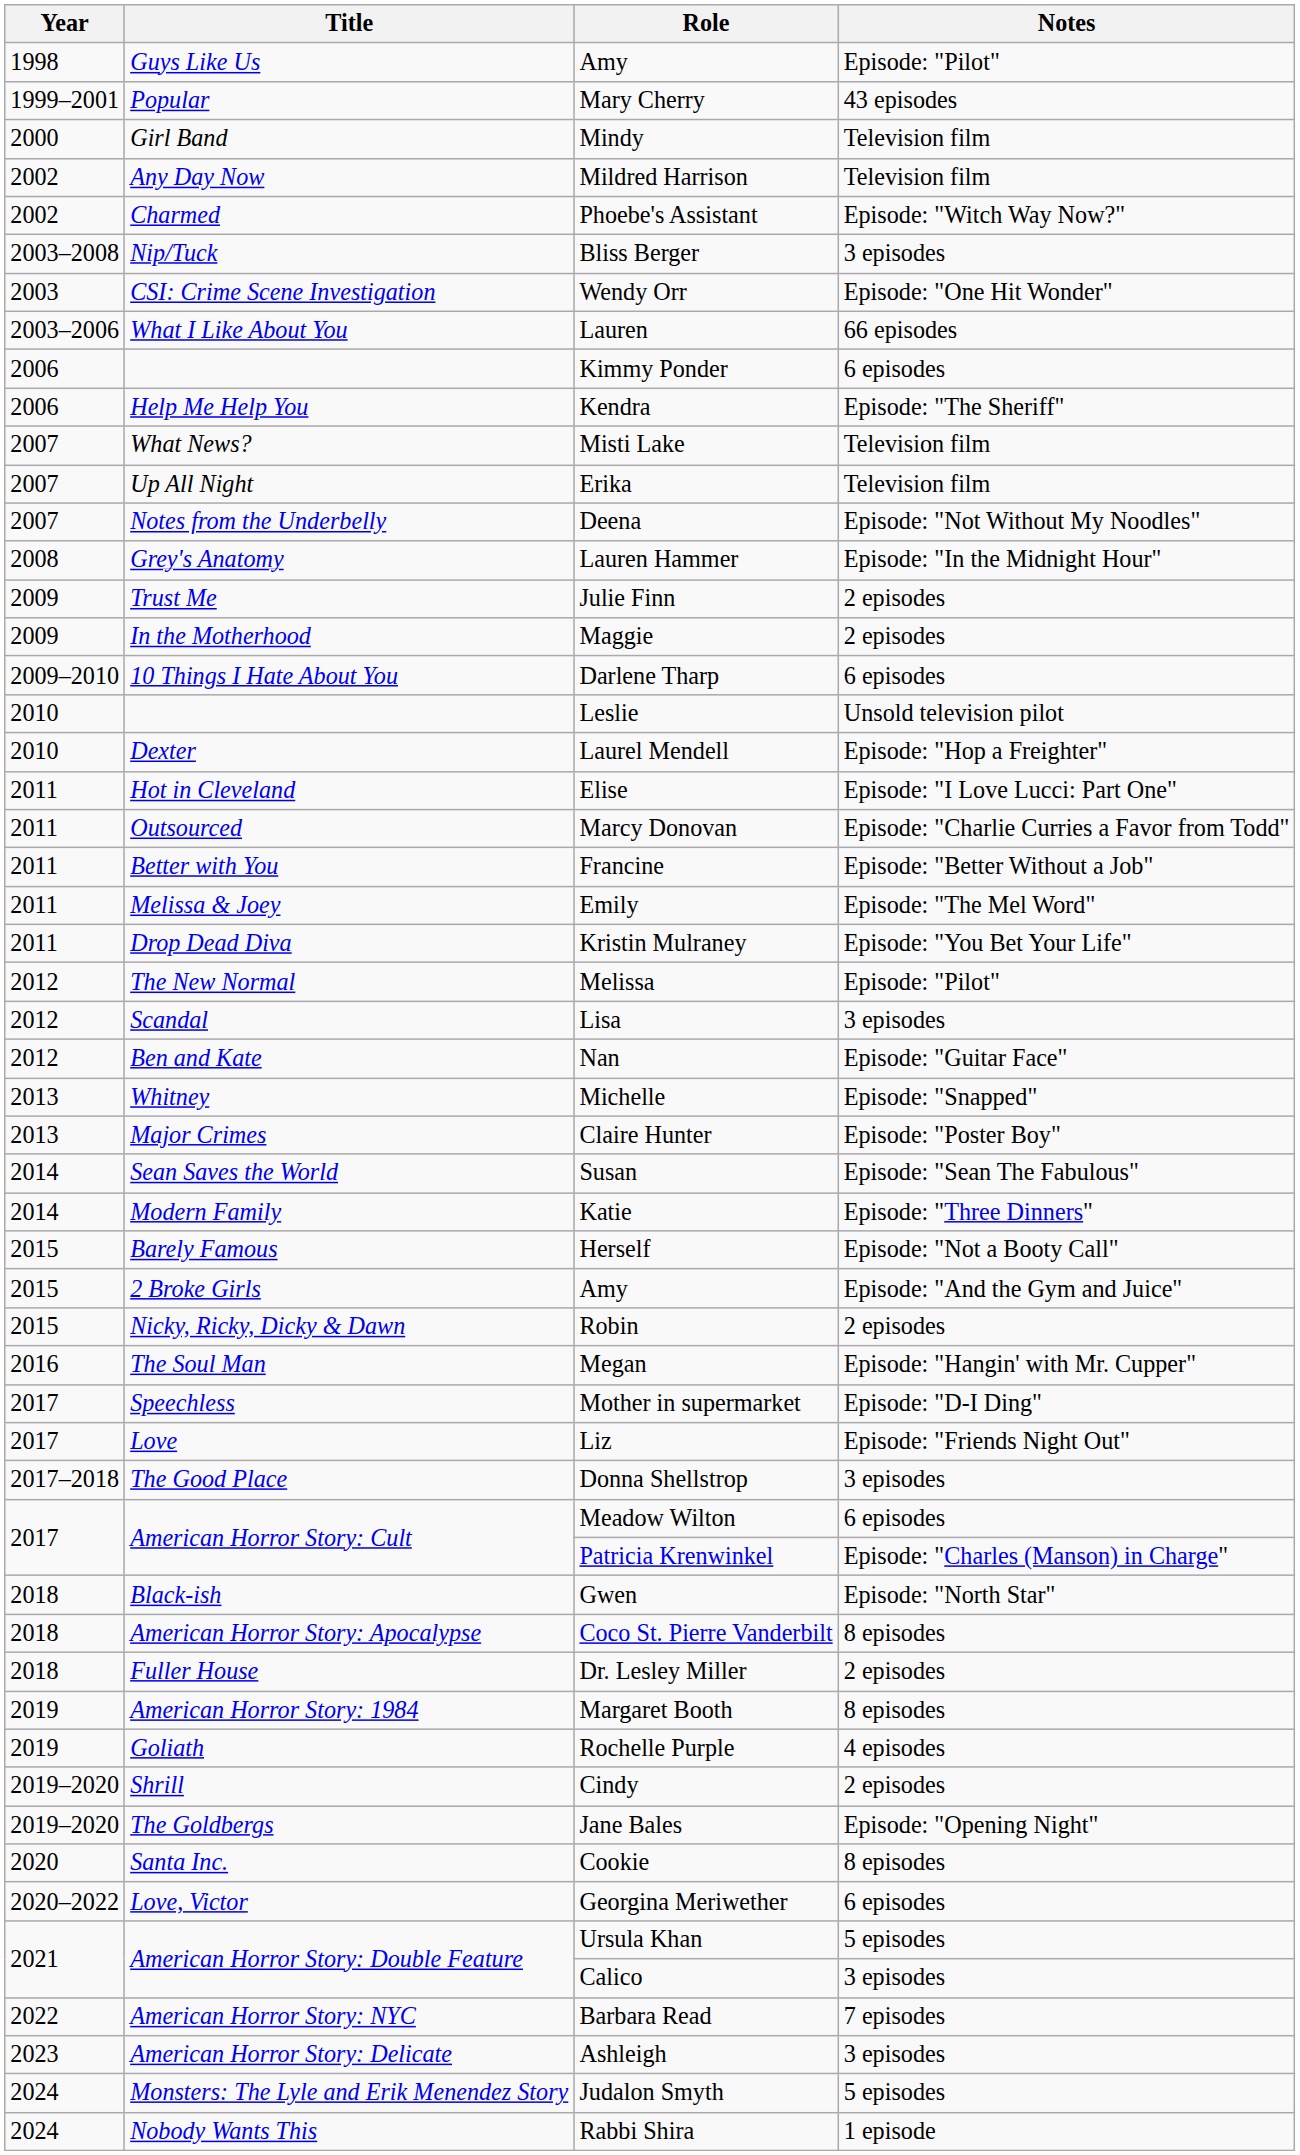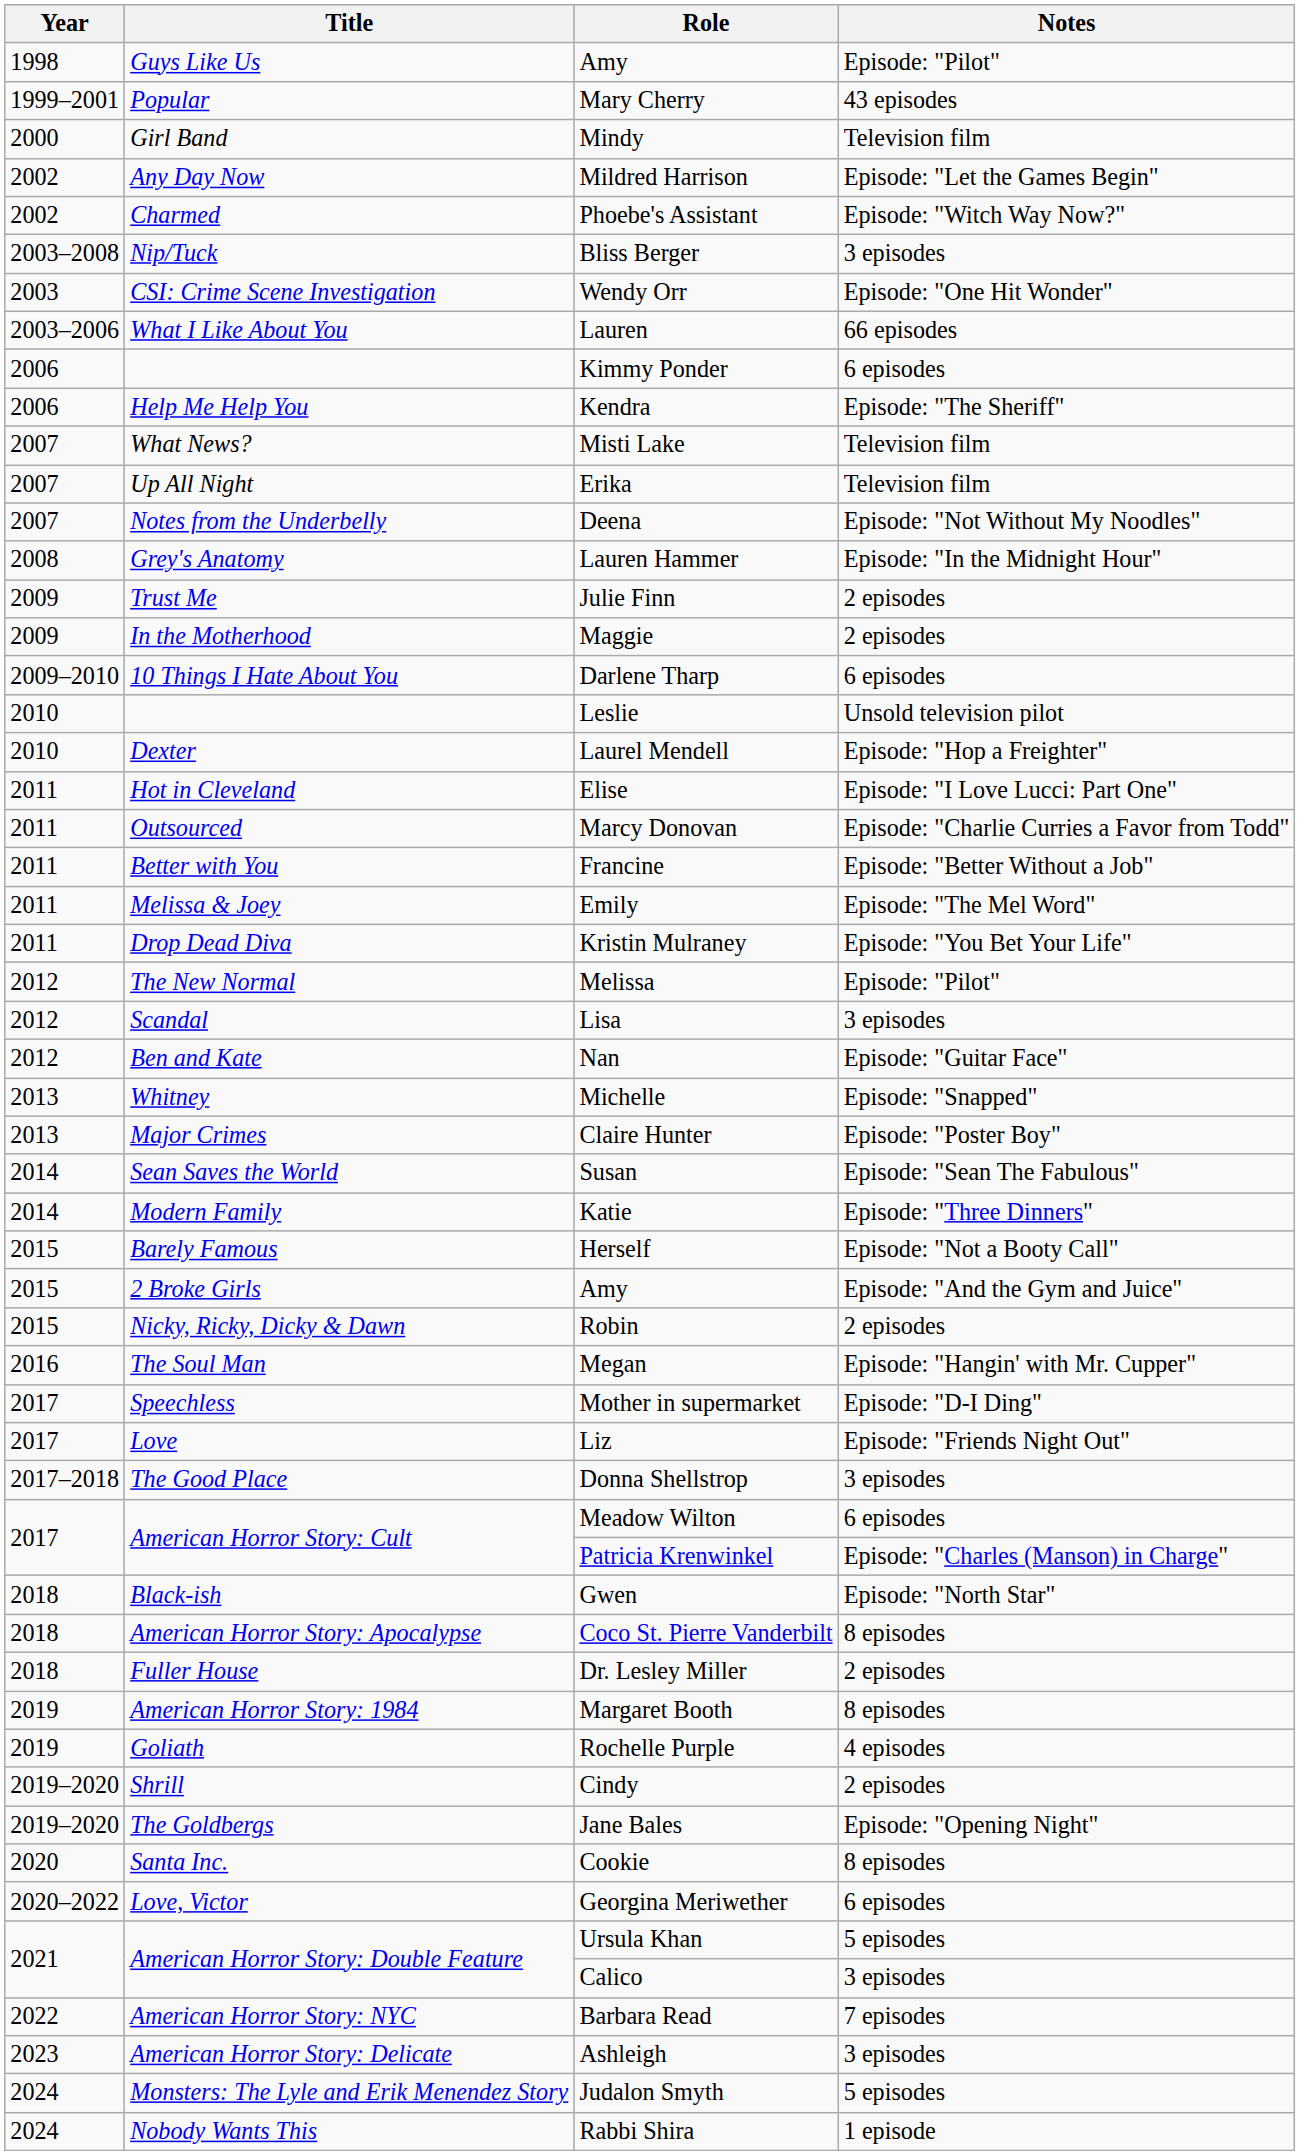(917, 176) Television film -> (1001, 176) Episode: "Let the Games Begin"
